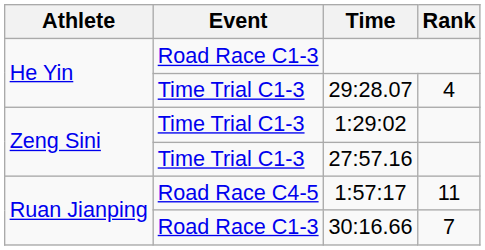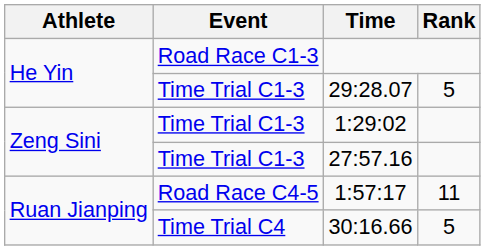(449, 90) 4 -> (449, 90) 5
(238, 227) Road Race C1-3 -> (222, 227) Time Trial C4
(449, 227) 7 -> (449, 227) 5
